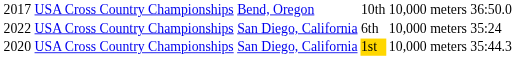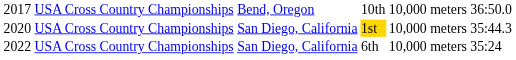rows swapped: (369, 47) <-> (370, 28)
